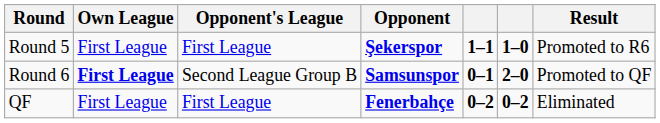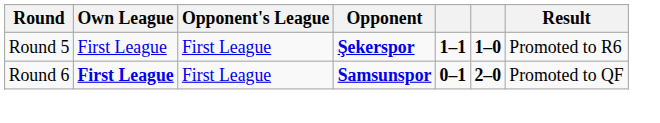(269, 74) Second League Group B -> (227, 74) First League
- row: (20, 103)
